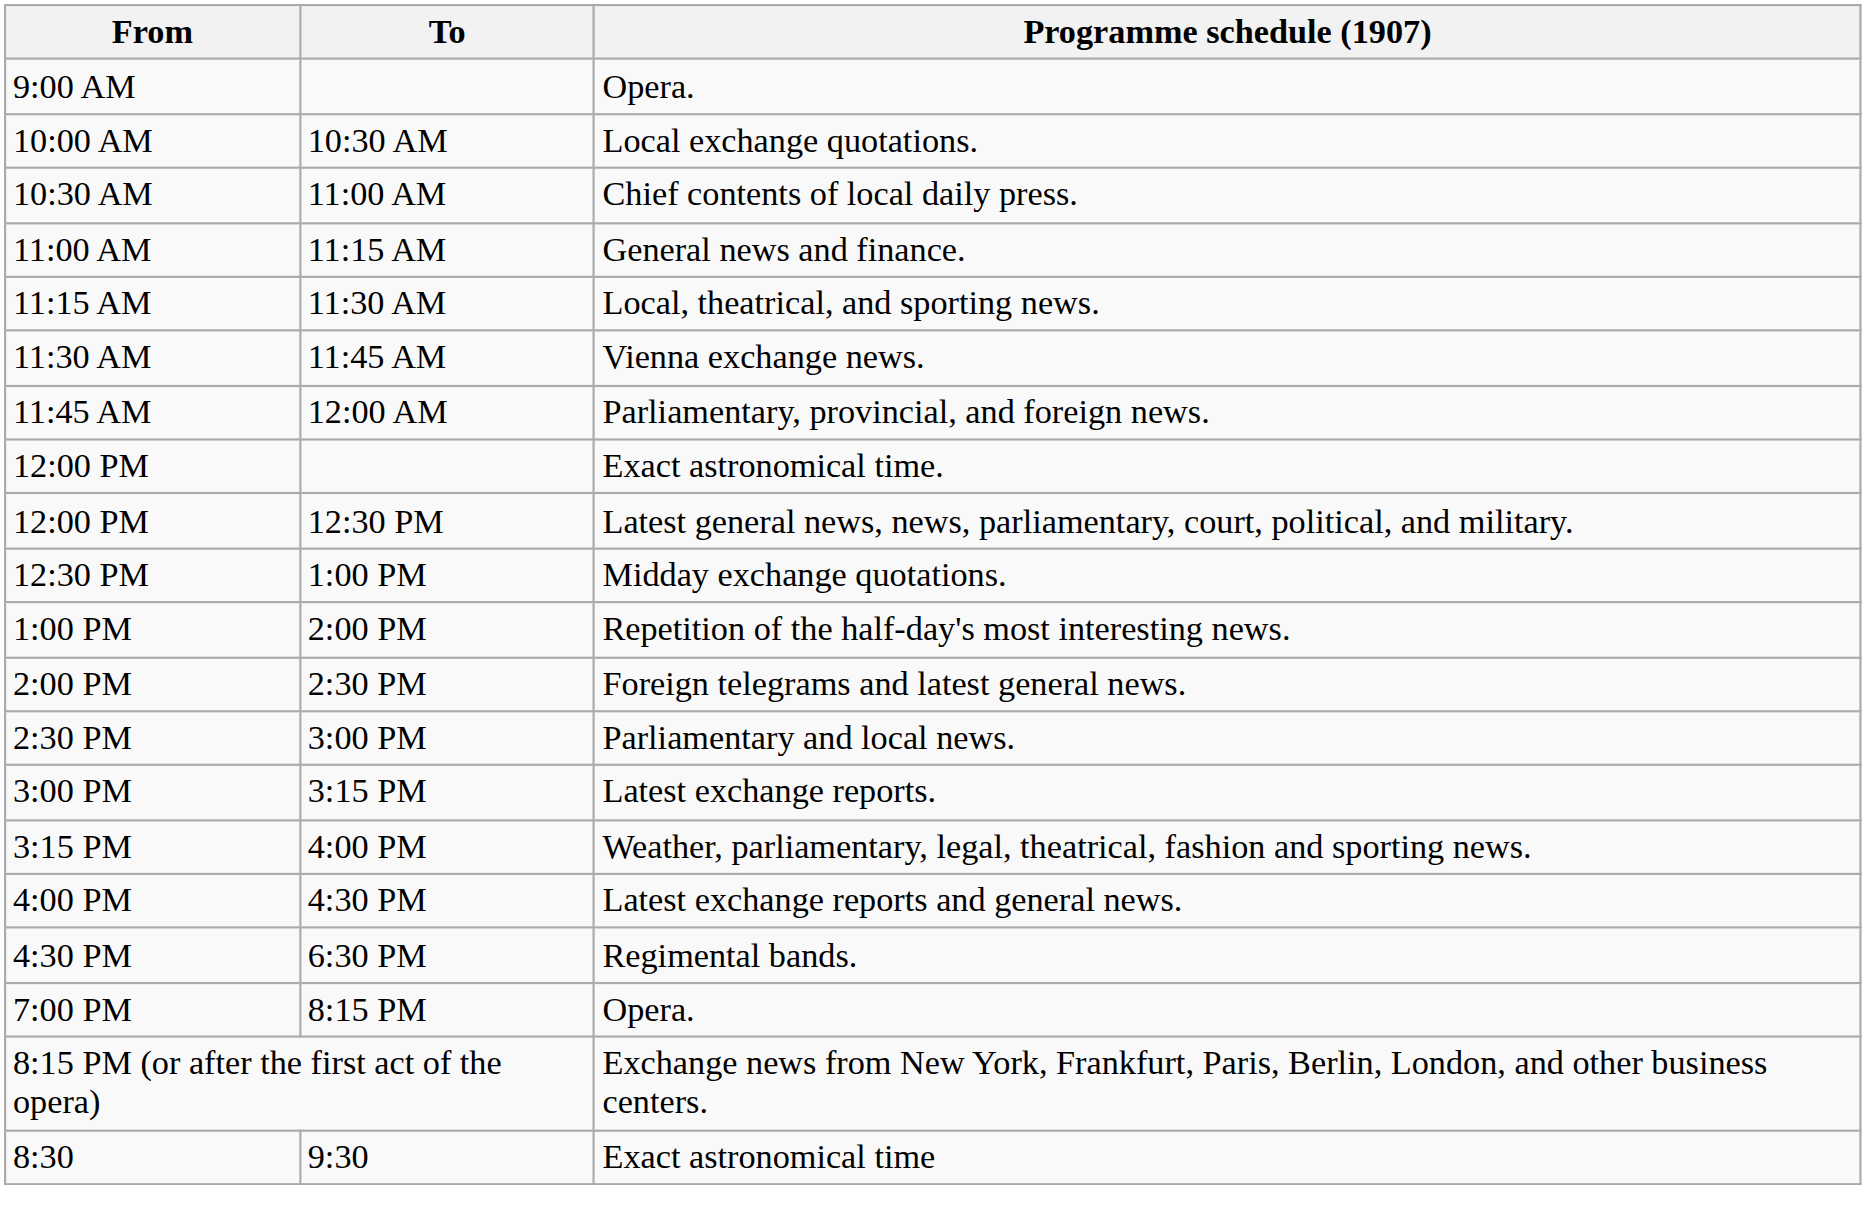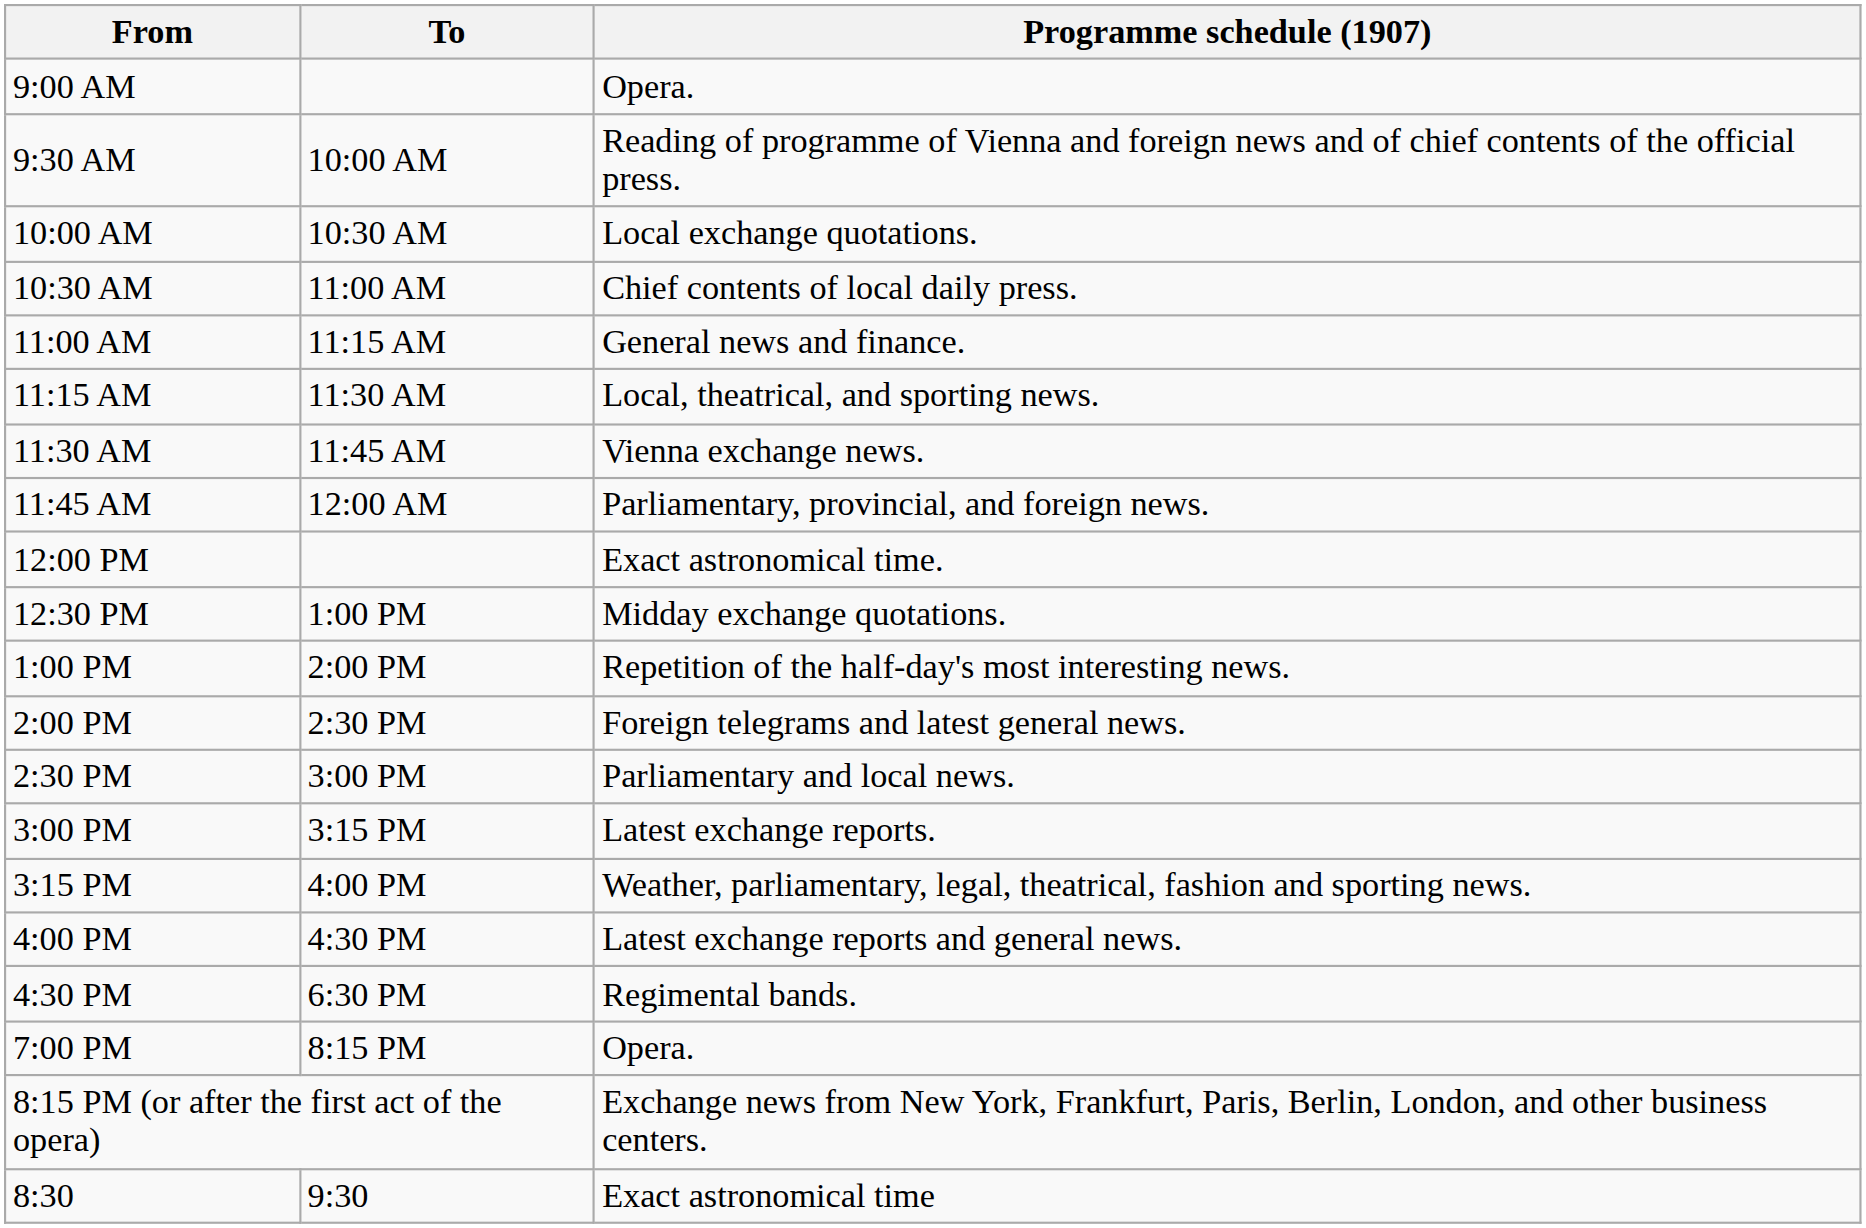+ row: (74, 159)
- row: (81, 520)
